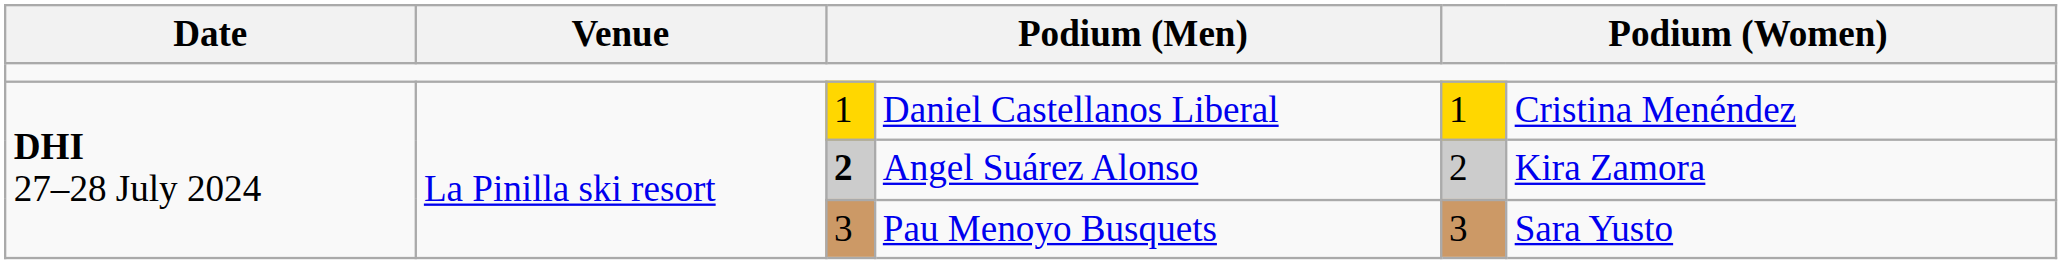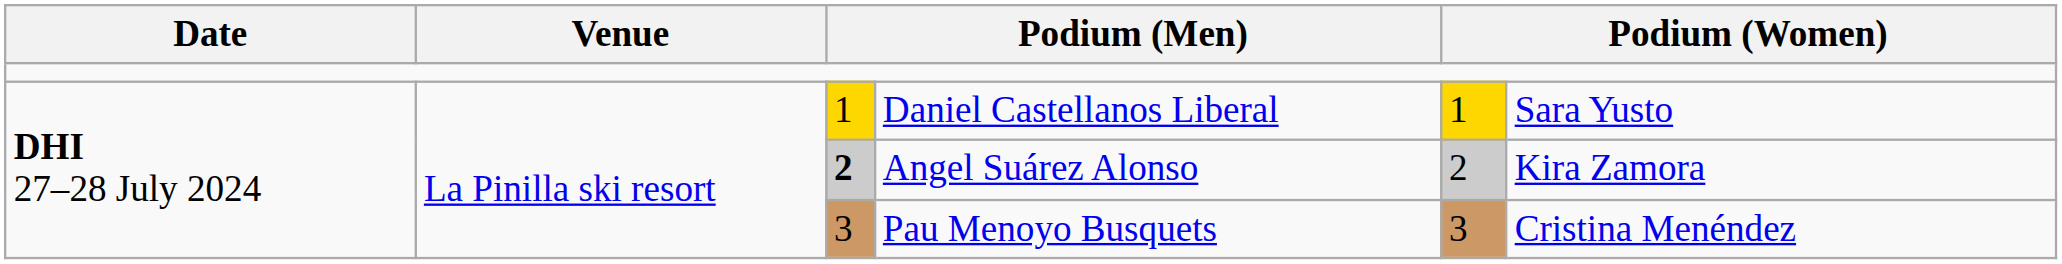(1655, 109) Cristina Menéndez -> (1594, 109) Sara Yusto
(1594, 227) Sara Yusto -> (1655, 227) Cristina Menéndez
